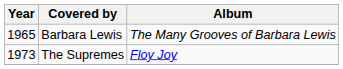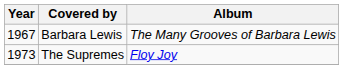(21, 34) 1965 -> (21, 34) 1967
